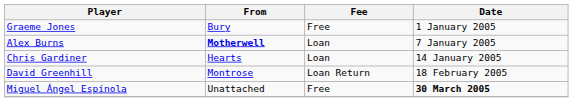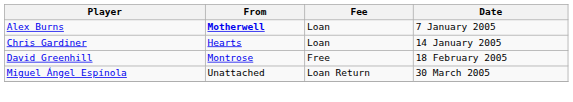- row: (41, 28)
(338, 74) Loan Return -> (318, 58) Free
(318, 89) Free -> (338, 74) Loan Return
(453, 89) bold -> (453, 74) normal
